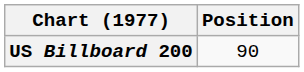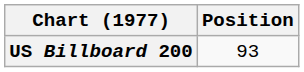(248, 51) 90 -> (248, 51) 93
